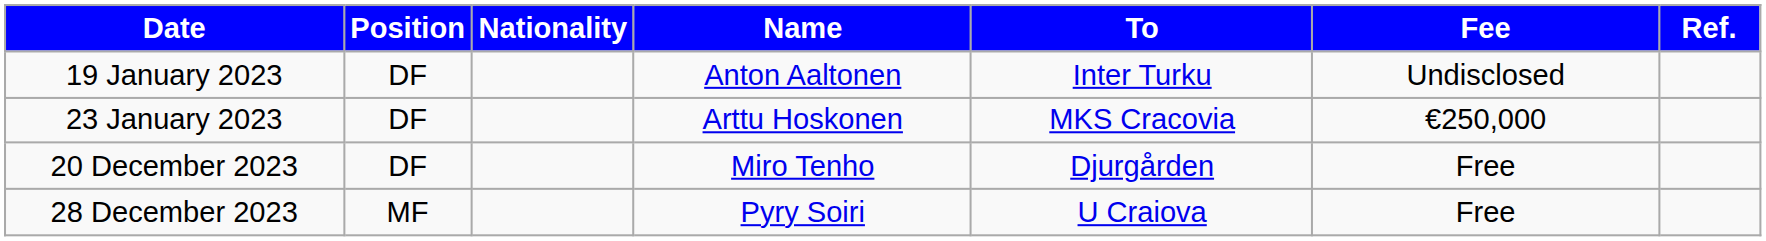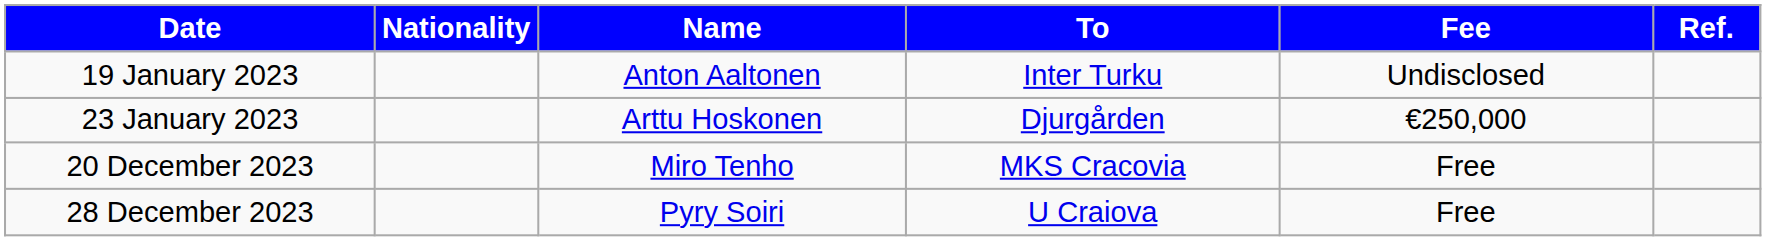- column: (408, 28)
(1142, 120) MKS Cracovia -> (1093, 120) Djurgården
(1142, 166) Djurgården -> (1093, 166) MKS Cracovia
